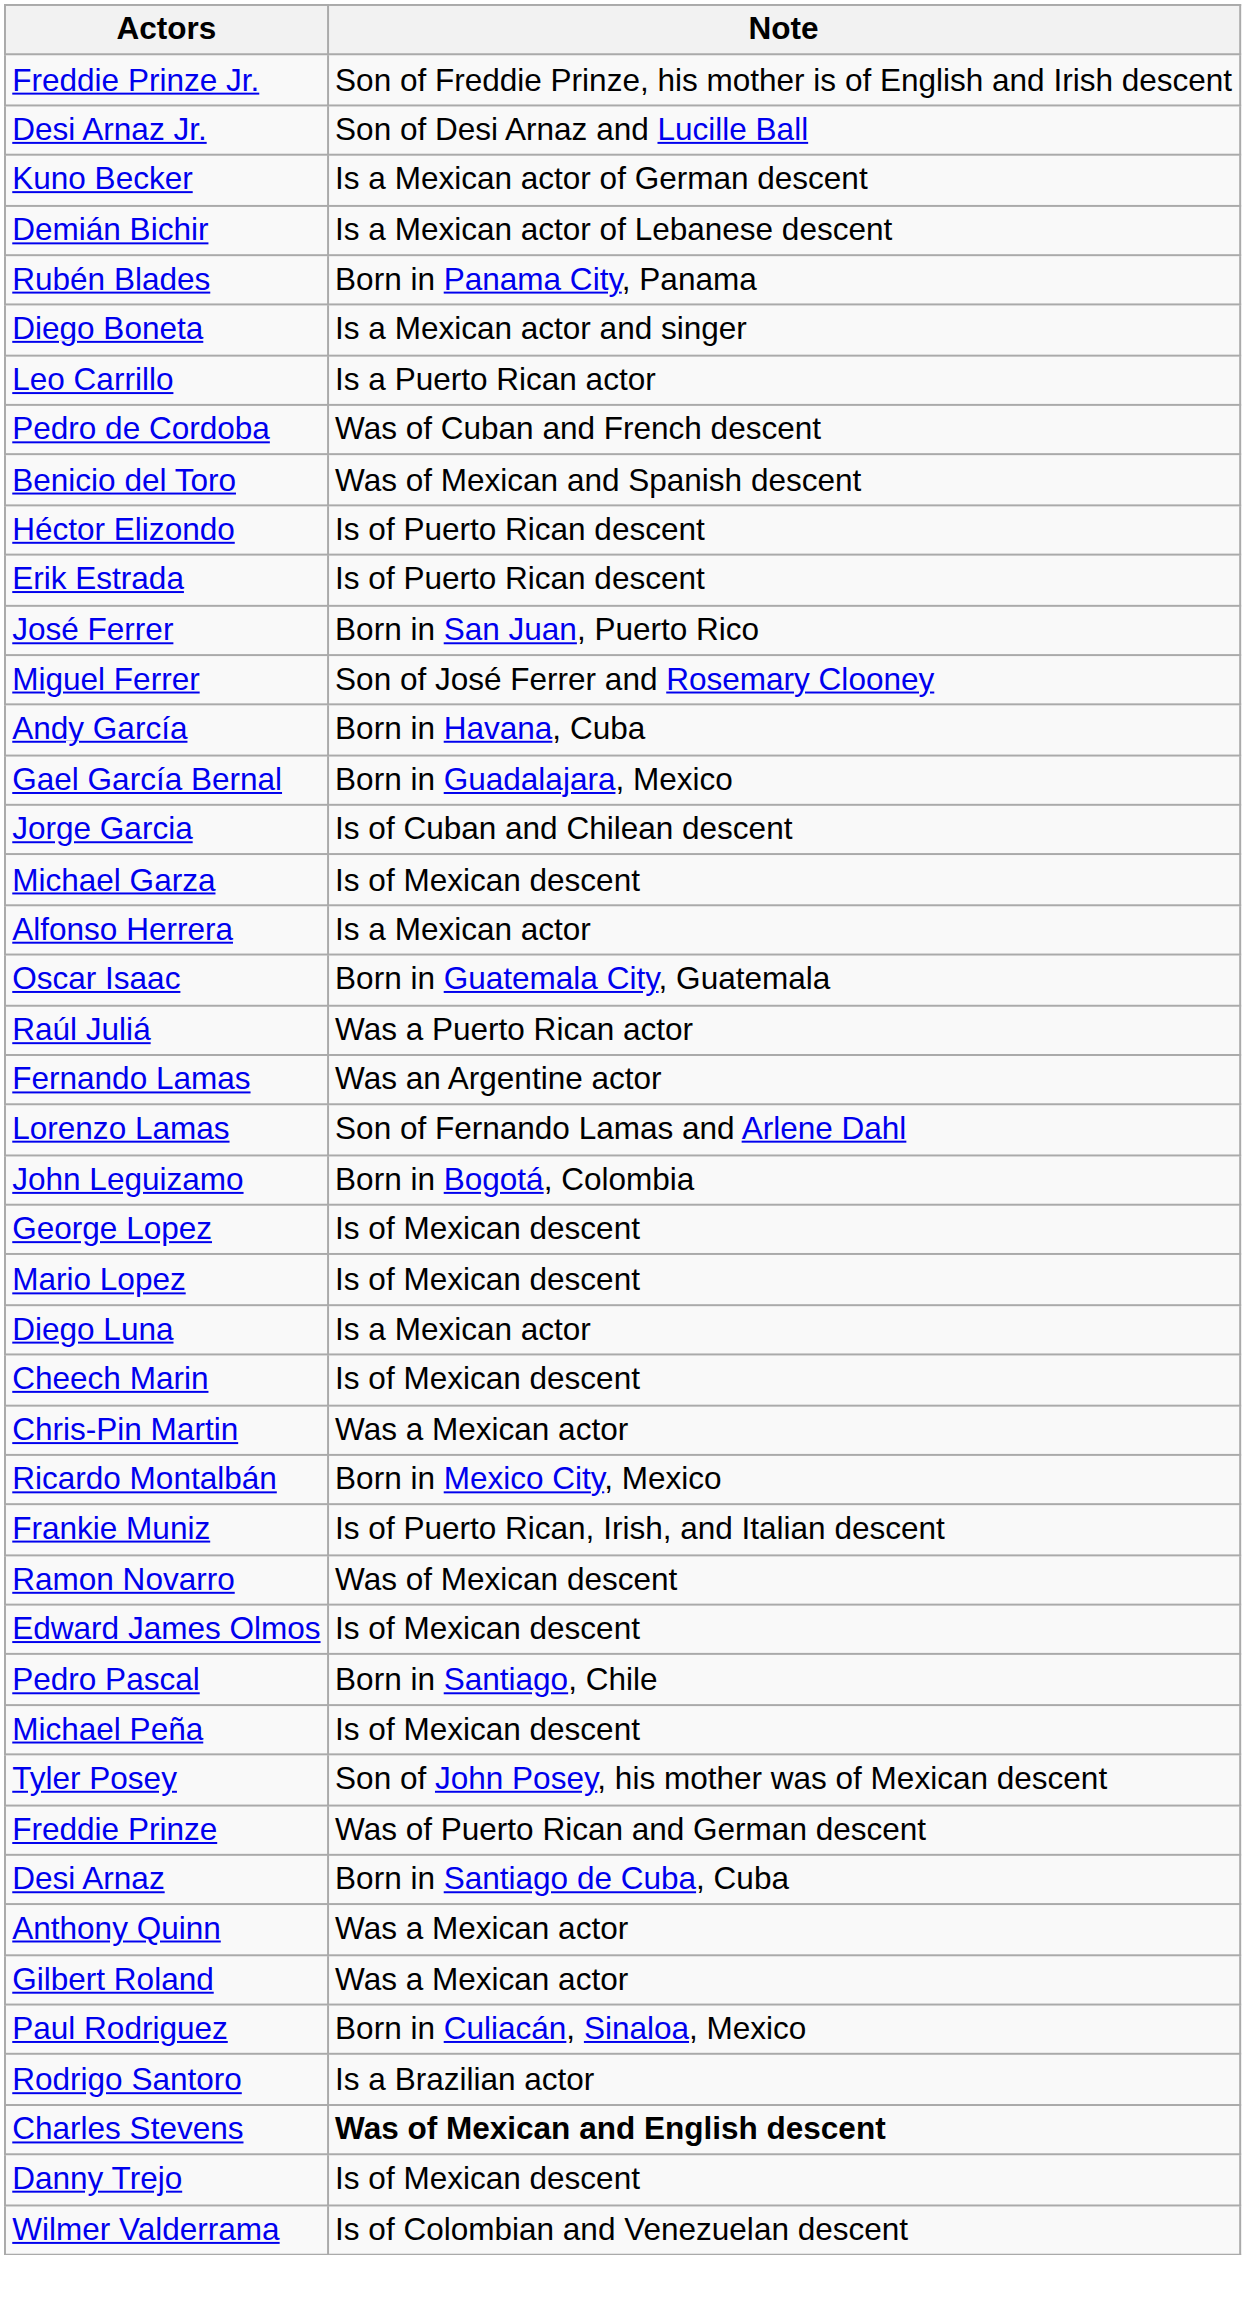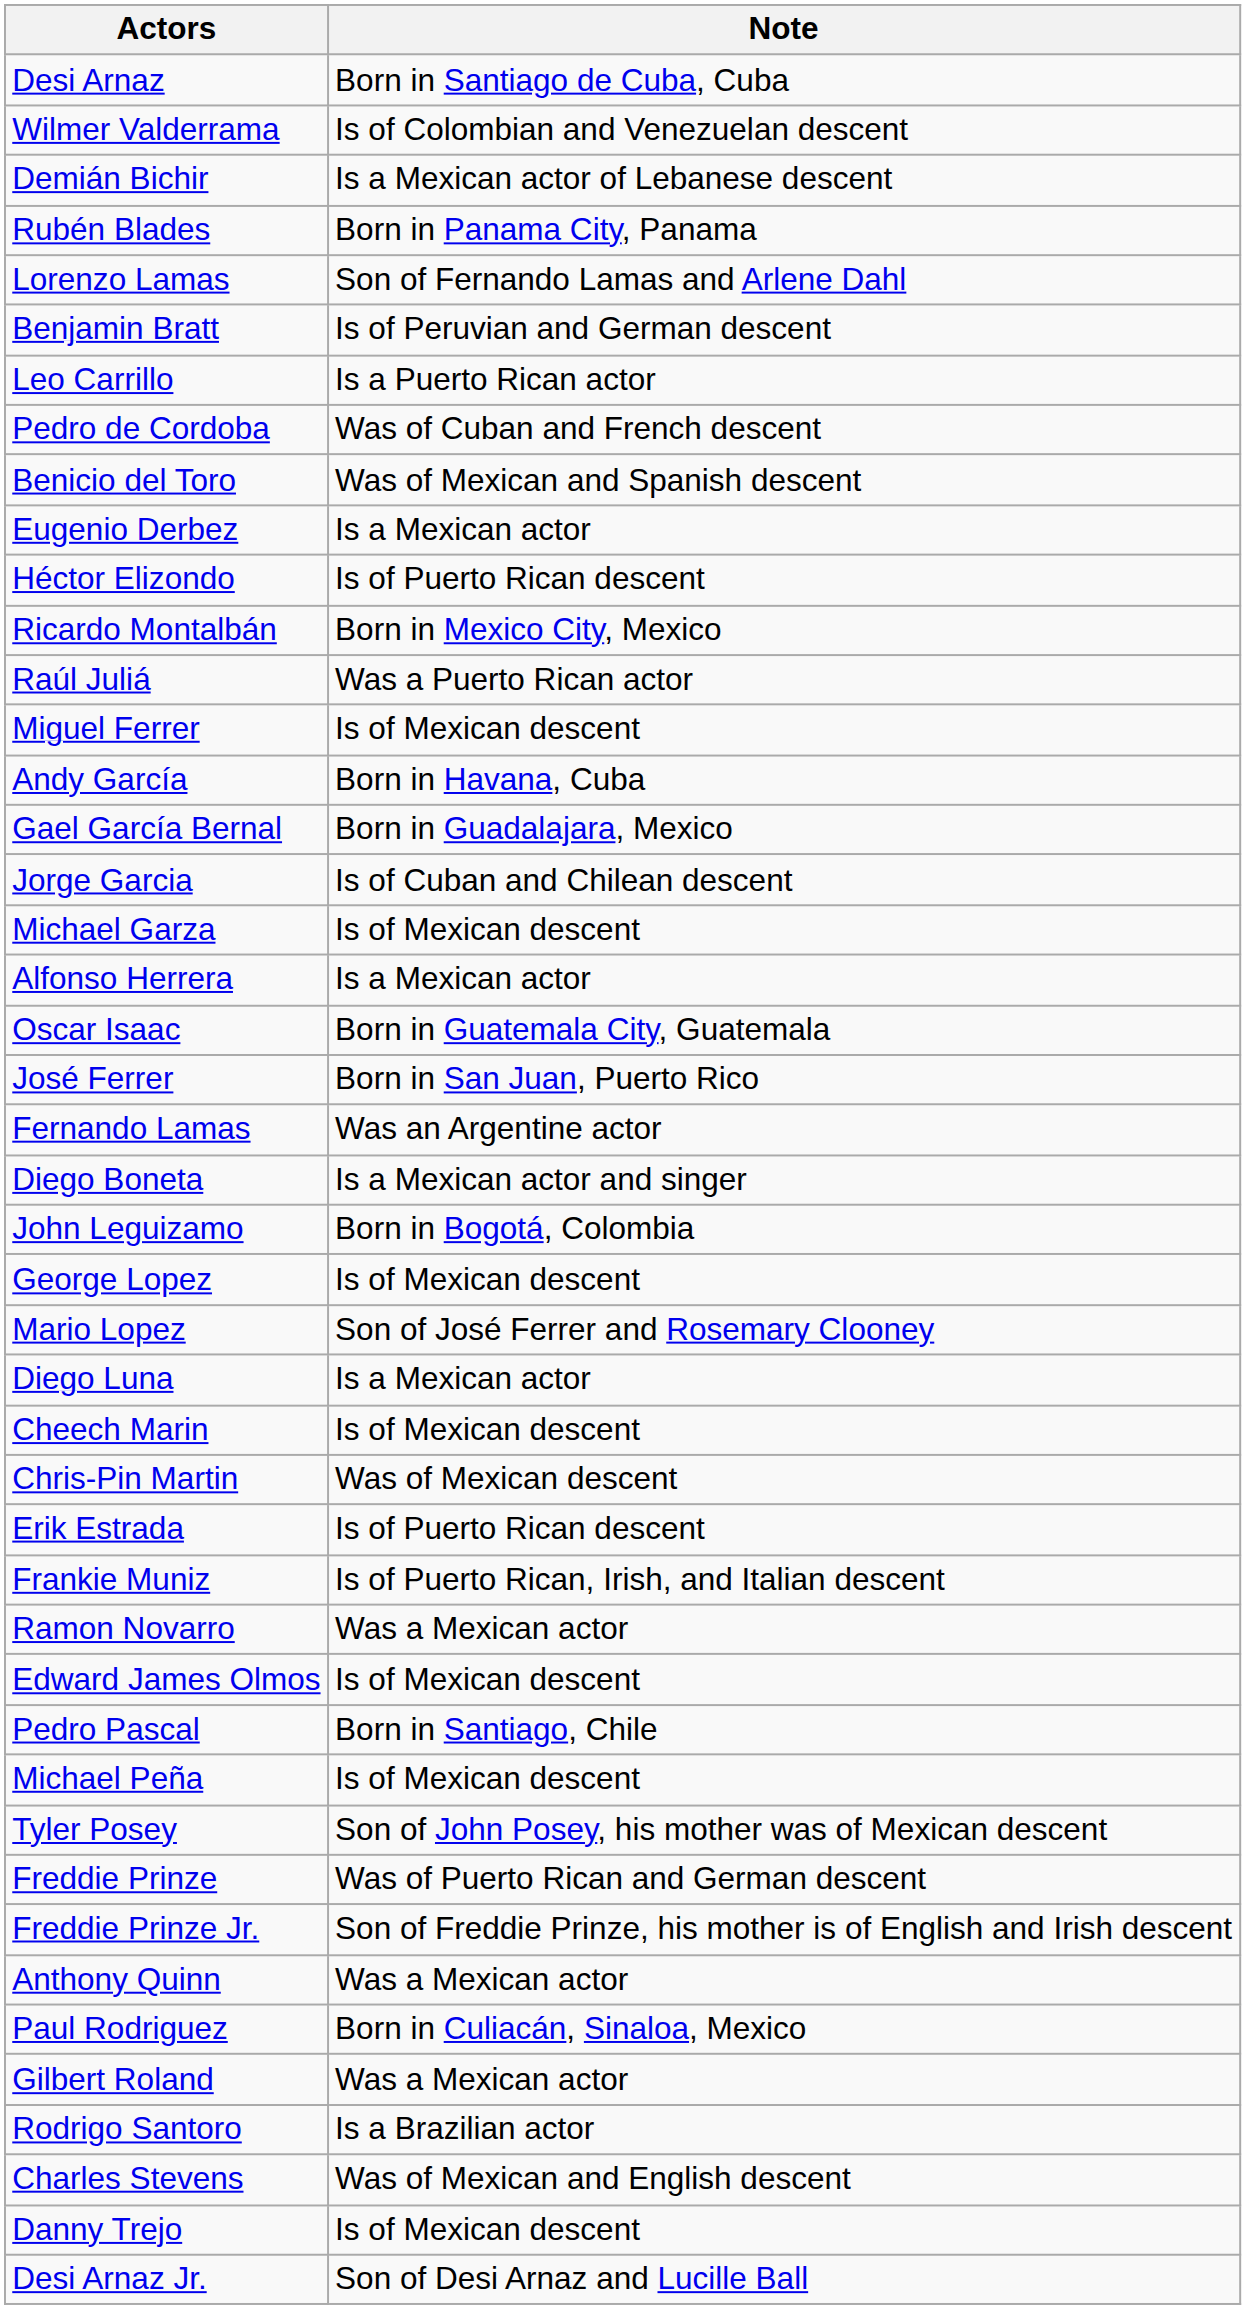rows swapped: (88, 1879) <-> (136, 79)
rows swapped: (109, 129) <-> (146, 2228)
- row: (102, 179)
rows swapped: (108, 329) <-> (121, 1129)
+ row: (116, 329)
+ row: (125, 529)
rows swapped: (98, 579) <-> (145, 1479)
rows swapped: (93, 629) <-> (81, 1029)
(635, 679) Son of José Ferrer and Rosemary Clooney -> (488, 729) Is of Mexican descent
(488, 1279) Is of Mexican descent -> (635, 1329) Son of José Ferrer and Rosemary Clooney
(482, 1429) Was a Mexican actor -> (506, 1479) Was of Mexican descent
(506, 1579) Was of Mexican descent -> (482, 1629) Was a Mexican actor
rows swapped: (120, 2029) <-> (113, 1979)
(610, 2129) bold -> (593, 2179) normal
